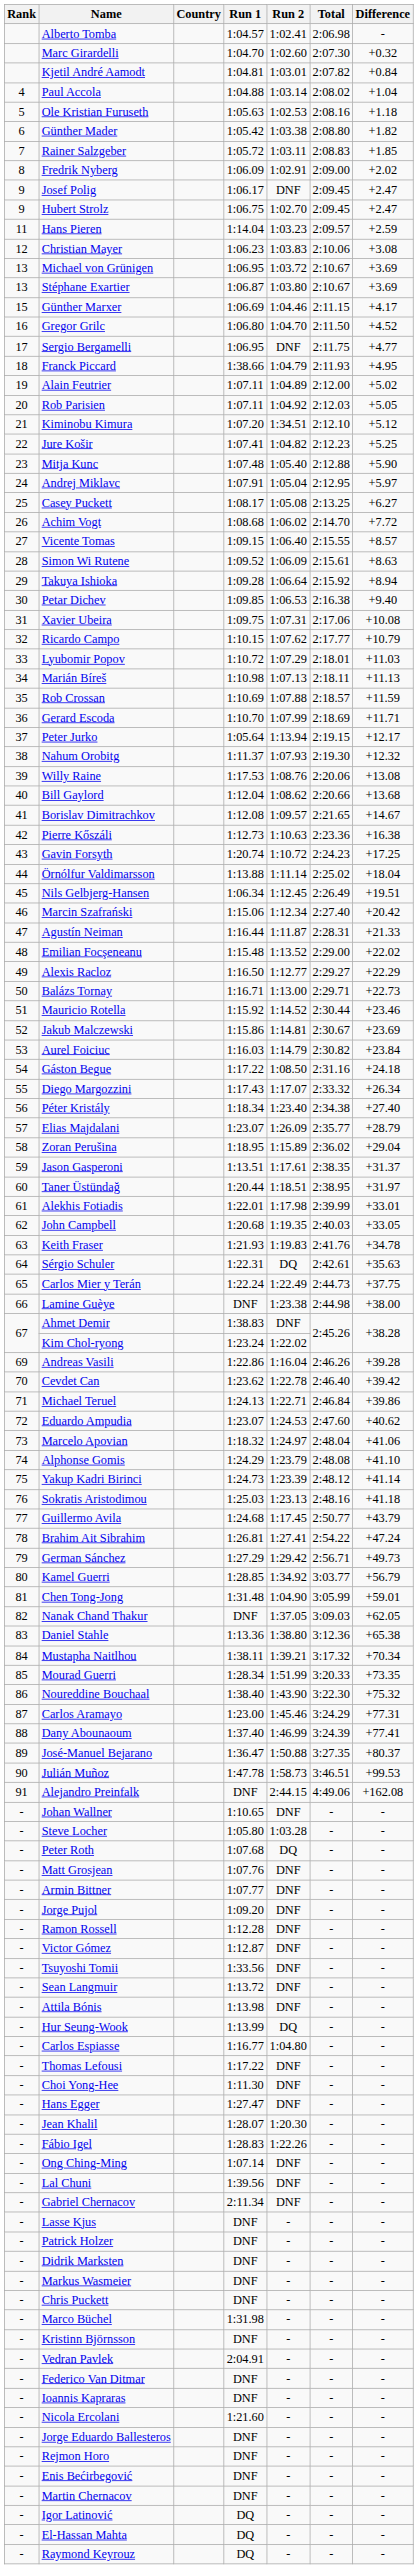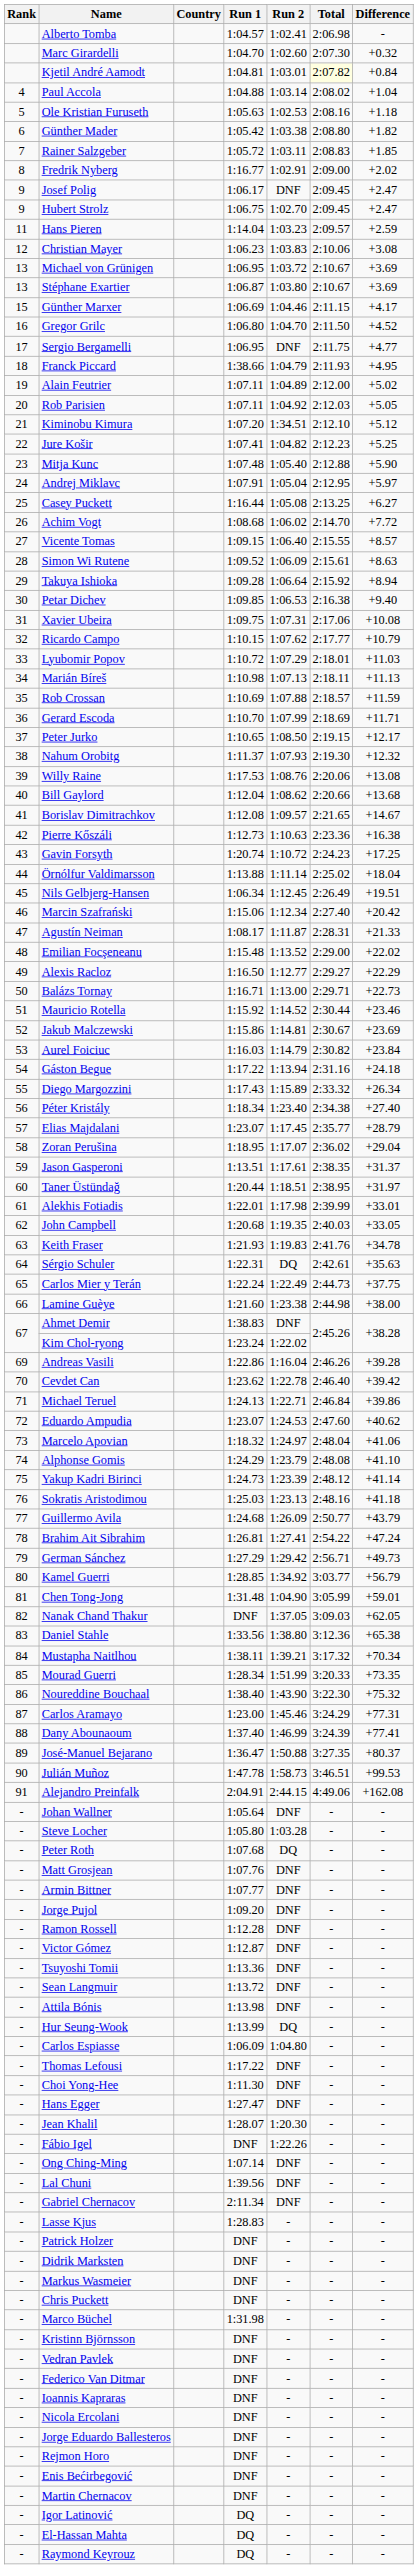(331, 72) no background -> (331, 72) lightyellow background
(245, 170) 1:06.09 -> (245, 170) 1:16.77
(245, 502) 1:08.17 -> (245, 502) 1:16.44
(245, 737) 1:05.64 -> (245, 737) 1:10.65
(288, 737) 1:13.94 -> (288, 737) 1:08.50
(245, 932) 1:16.44 -> (245, 932) 1:08.17
(288, 1069) 1:08.50 -> (288, 1069) 1:13.94
(288, 1088) 1:17.07 -> (288, 1088) 1:15.89
(288, 1127) 1:26.09 -> (288, 1127) 1:17.45
(288, 1147) 1:15.89 -> (288, 1147) 1:17.07
(245, 1303) DNF -> (245, 1303) 1:21.60
(288, 1518) 1:17.45 -> (288, 1518) 1:26.09
(245, 1635) 1:13.36 -> (245, 1635) 1:33.56
(245, 1792) DNF -> (245, 1792) 2:04.91
(245, 1811) 1:10.65 -> (245, 1811) 1:05.64
(245, 1968) 1:33.56 -> (245, 1968) 1:13.36
(245, 2046) 1:16.77 -> (245, 2046) 1:06.09
(245, 2143) 1:28.83 -> (245, 2143) DNF
(245, 2222) DNF -> (245, 2222) 1:28.83
(245, 2358) 2:04.91 -> (245, 2358) DNF
(245, 2417) 1:21.60 -> (245, 2417) DNF
